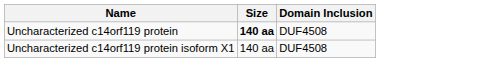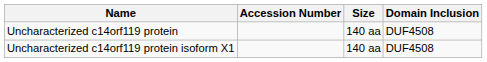+ column: (290, 13)
(257, 31) bold -> (363, 31) normal
